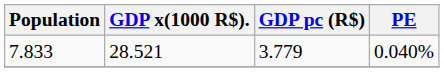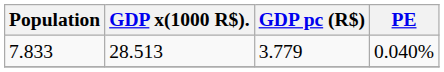(136, 50) 28.521 -> (136, 50) 28.513
